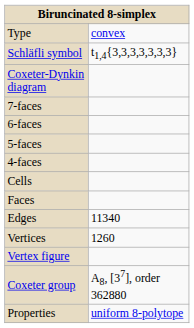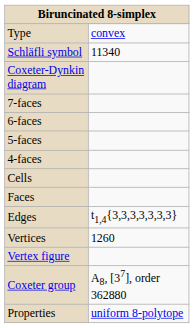(134, 53) t1,4{3,3,3,3,3,3,3} -> (105, 52) 11340
(105, 218) 11340 -> (134, 217) t1,4{3,3,3,3,3,3,3}
